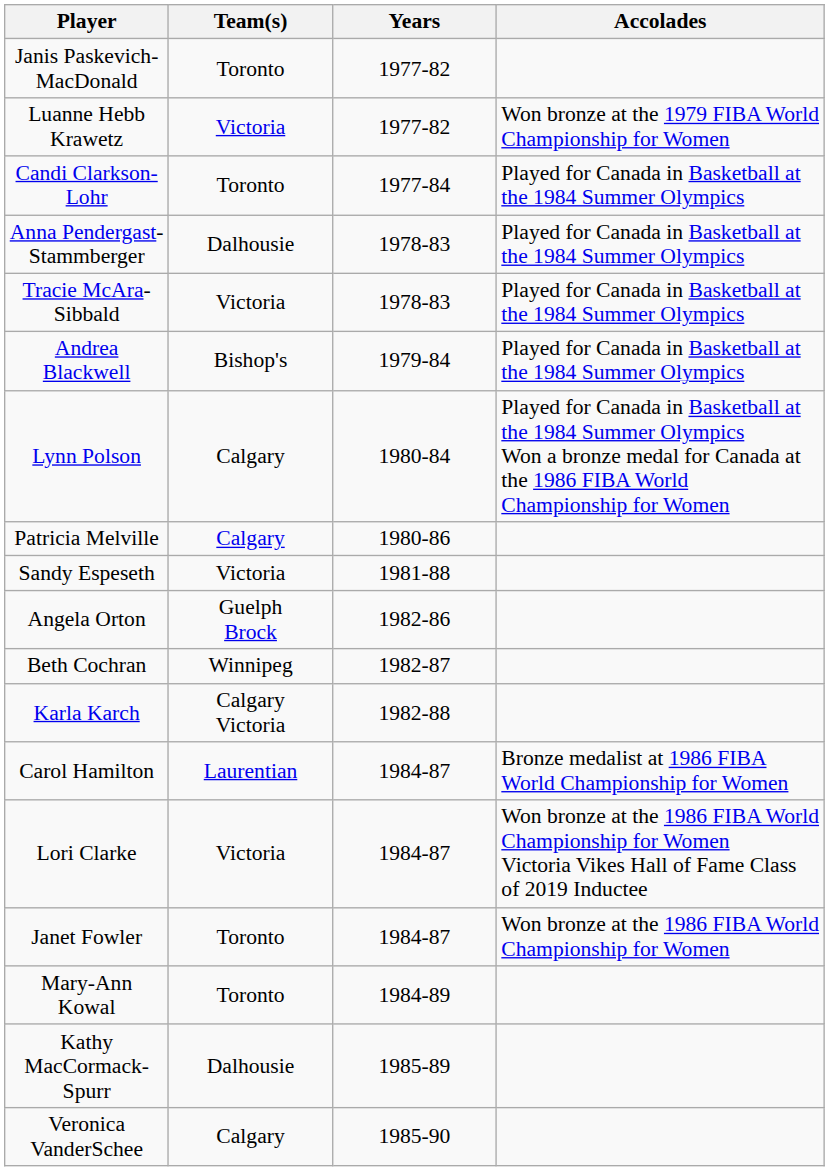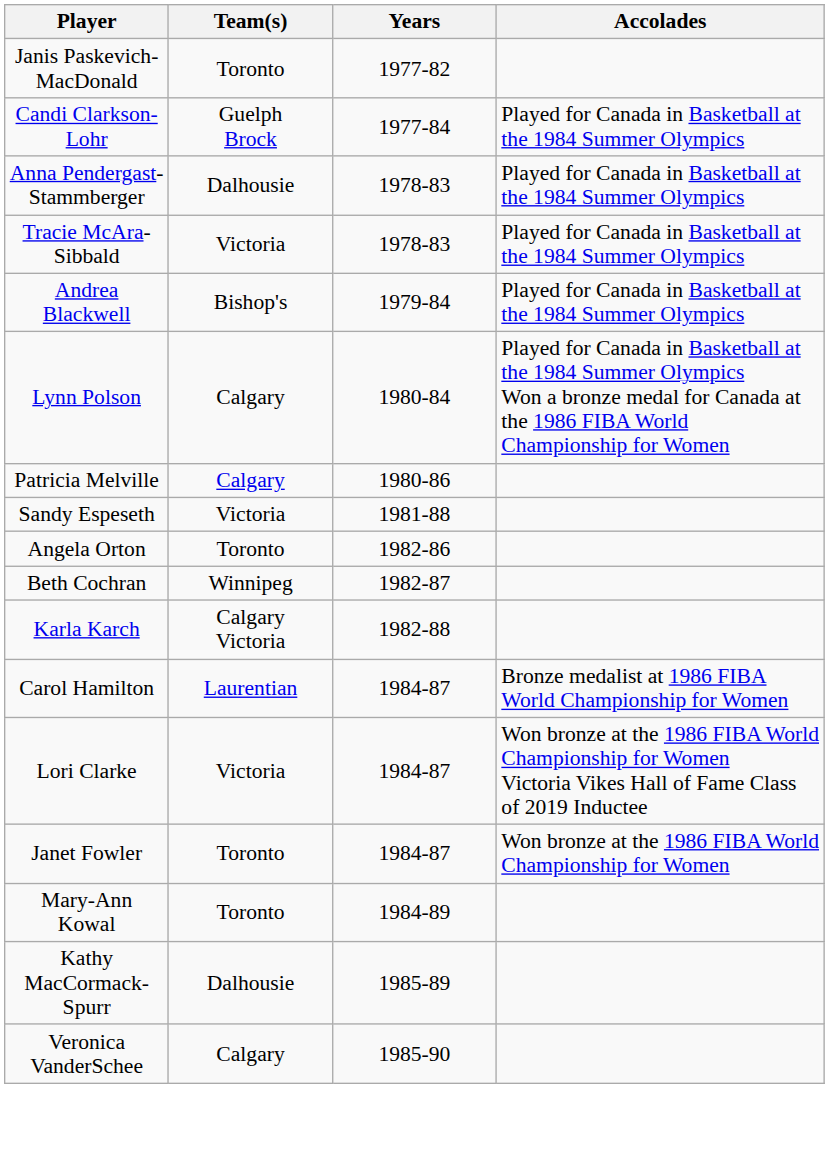- row: (87, 126)
(251, 185) Toronto -> (251, 126) Guelph Brock
(251, 619) Guelph Brock -> (251, 548) Toronto
